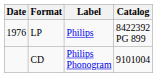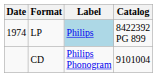(16, 33) 1976 -> (16, 33) 1974
(80, 33) no background -> (80, 33) lightblue background
